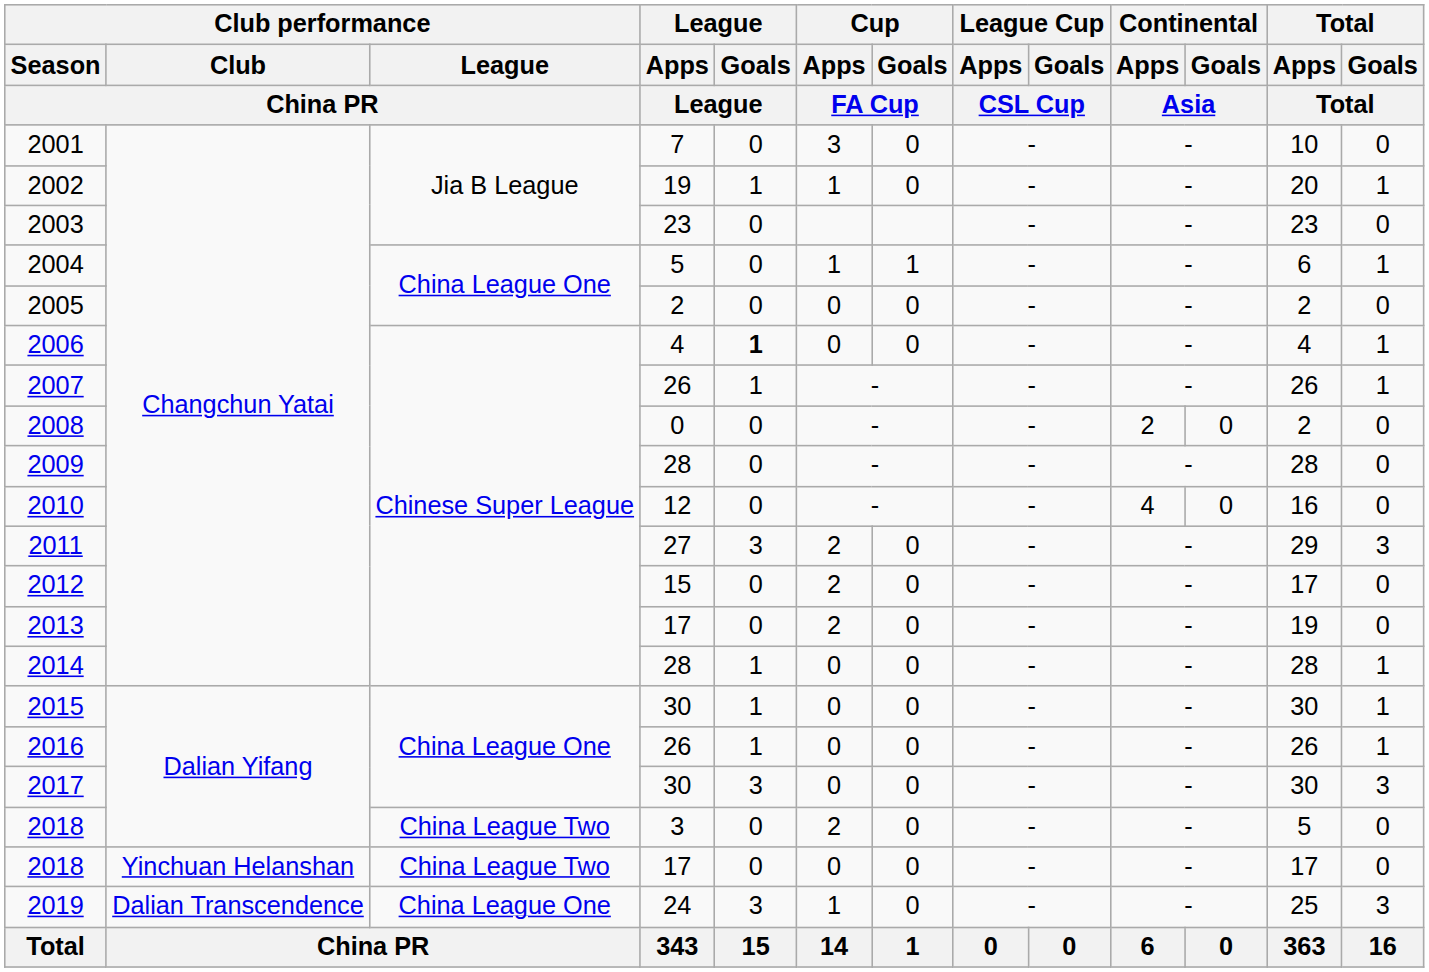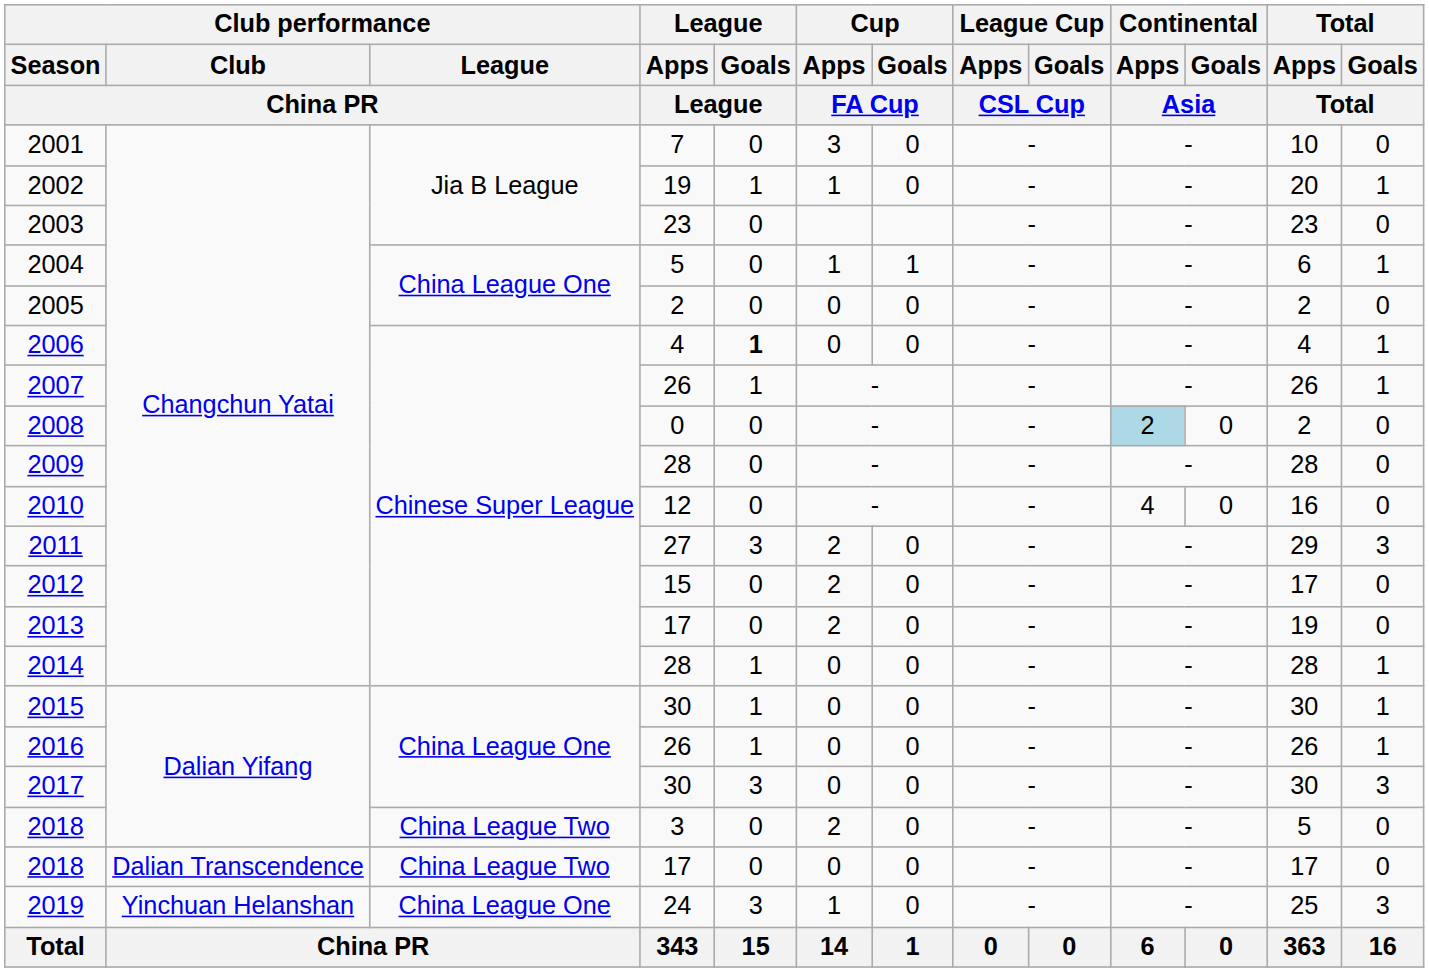(1148, 425) no background -> (1148, 425) lightblue background
(238, 866) Yinchuan Helanshan -> (238, 866) Dalian Transcendence
(238, 906) Dalian Transcendence -> (238, 906) Yinchuan Helanshan
